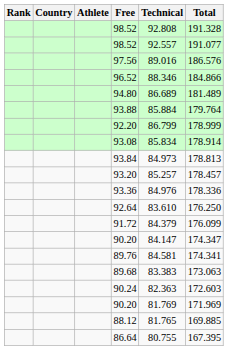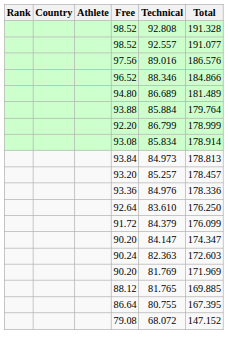- row: (19, 256)
- row: (19, 272)
+ row: (19, 321)
